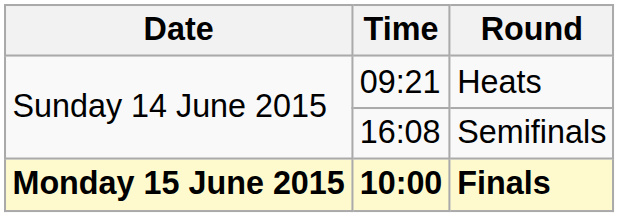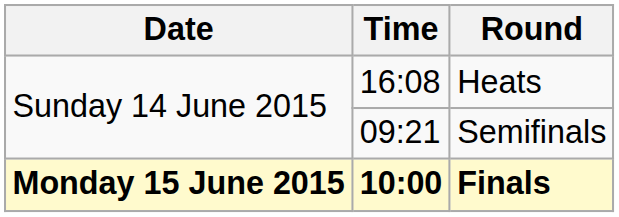(400, 81) 09:21 -> (400, 81) 16:08
(400, 132) 16:08 -> (400, 132) 09:21
